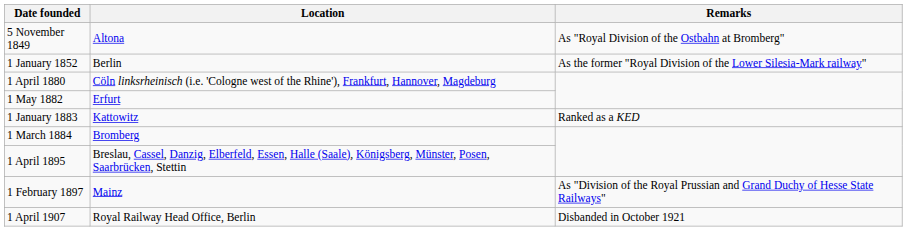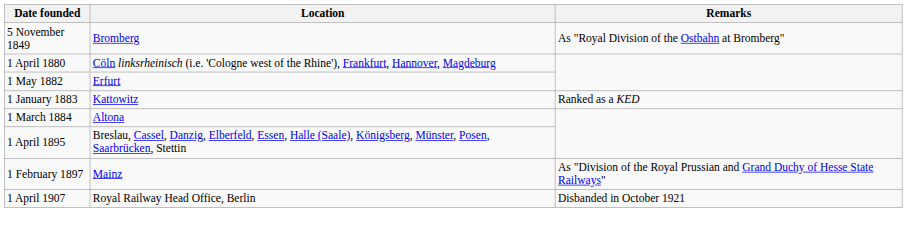(109, 38) Altona -> (116, 38) Bromberg
- row: (42, 63)
(116, 136) Bromberg -> (109, 117) Altona
